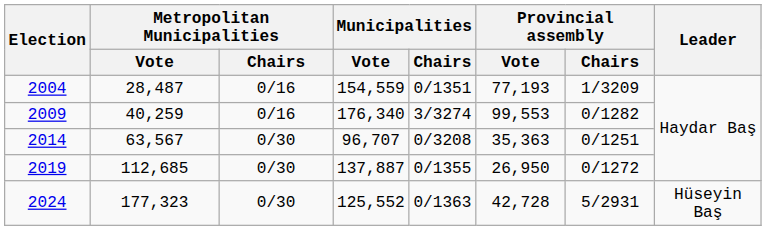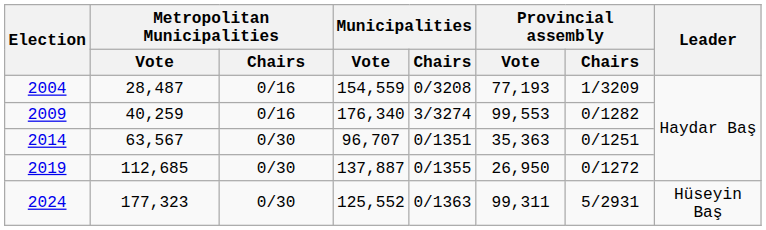(442, 89) 0/1351 -> (442, 89) 0/3208
(442, 141) 0/3208 -> (442, 141) 0/1351
(521, 203) 42,728 -> (521, 203) 99,311
